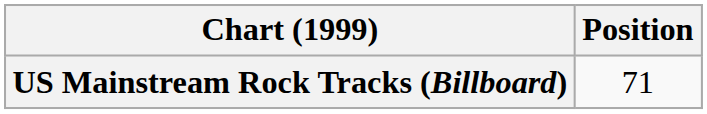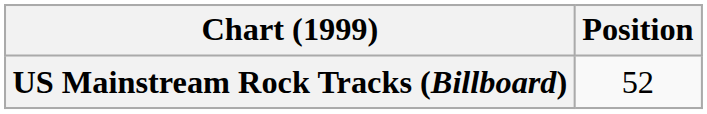(638, 81) 71 -> (638, 81) 52
